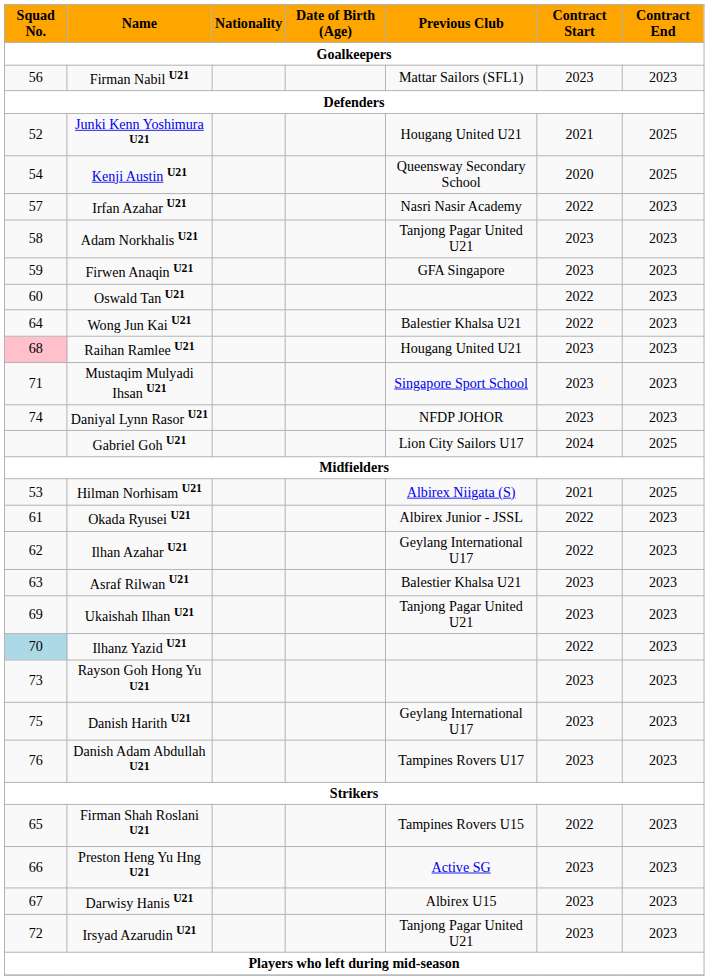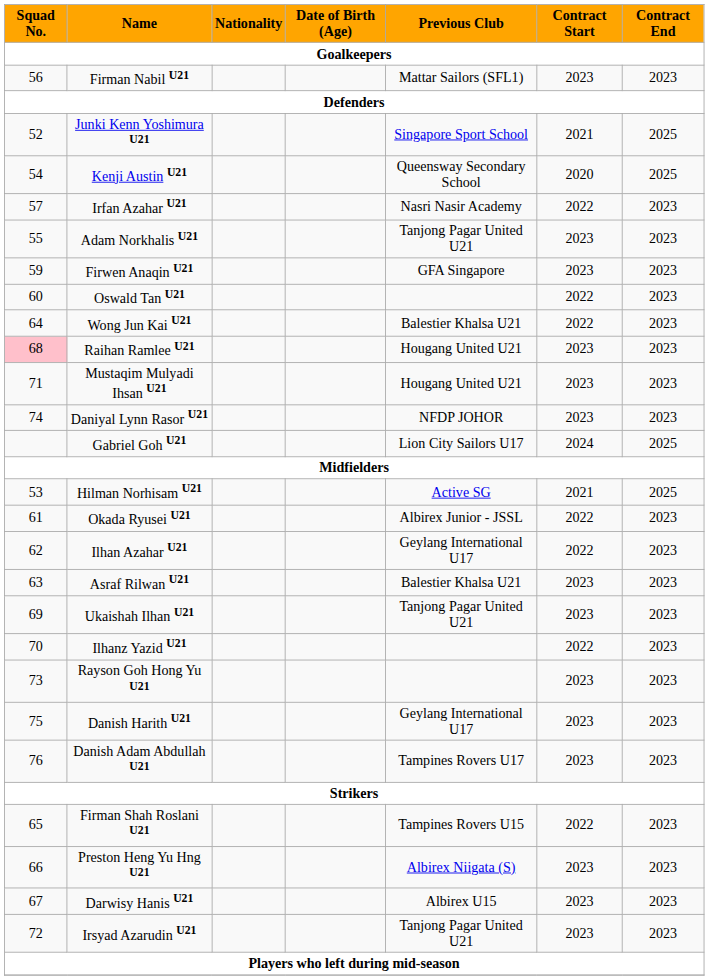(461, 134) Hougang United U21 -> (461, 134) Singapore Sport School
(36, 238) 58 -> (36, 238) 55
(461, 383) Singapore Sport School -> (461, 383) Hougang United U21
(461, 492) Albirex Niigata (S) -> (461, 492) Active SG
(36, 646) lightblue background -> (36, 646) no background
(461, 867) Active SG -> (461, 867) Albirex Niigata (S)
